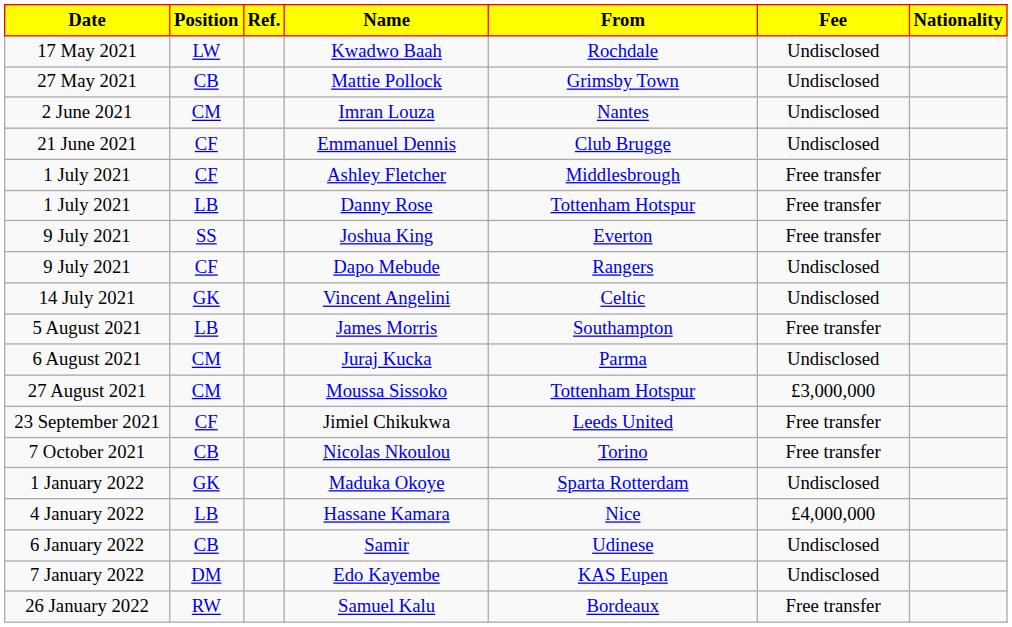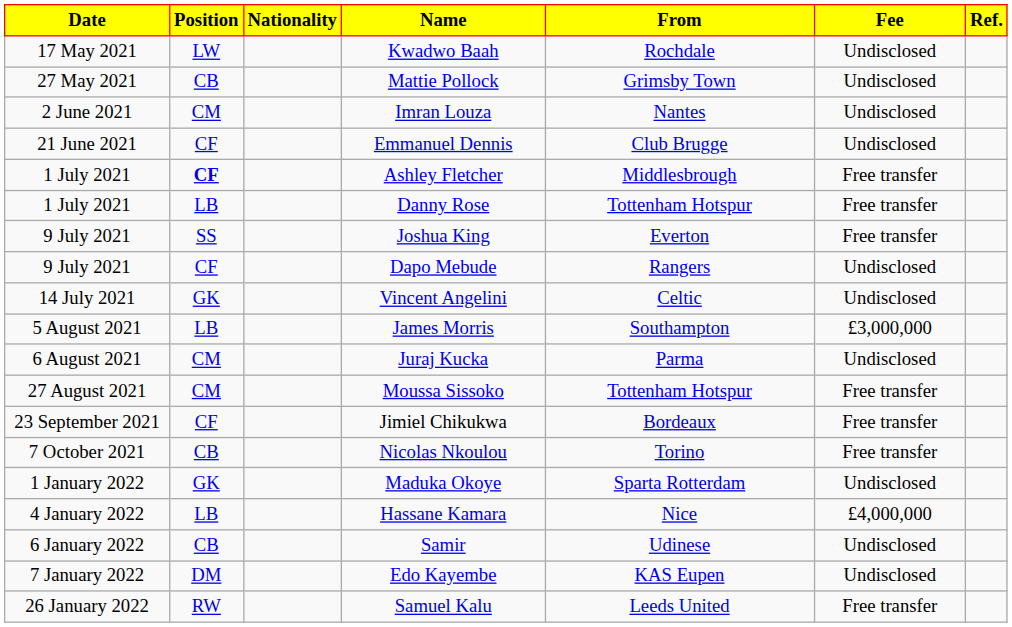columns swapped: (958, 20) <-> (264, 20)
(206, 174) normal -> (206, 174) bold
(833, 329) Free transfer -> (890, 329) £3,000,000
(833, 390) £3,000,000 -> (890, 390) Free transfer
(623, 421) Leeds United -> (680, 421) Bordeaux
(623, 606) Bordeaux -> (680, 606) Leeds United
